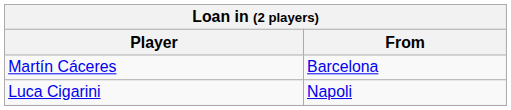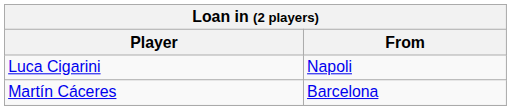rows swapped: (54, 92) <-> (62, 67)
